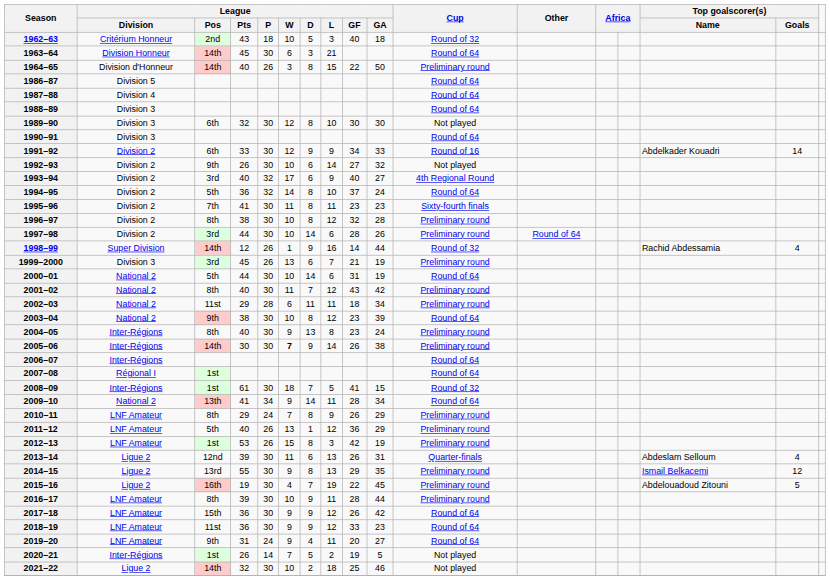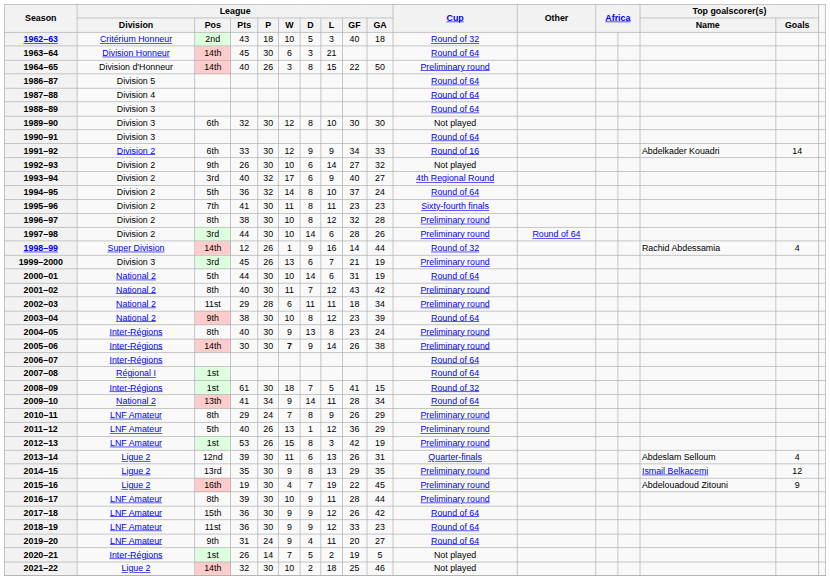(244, 471) 55 -> (244, 471) 35
(797, 485) 5 -> (797, 485) 9
